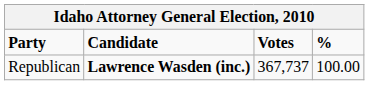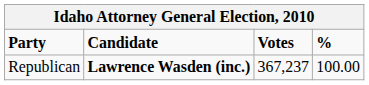(283, 67) 367,737 -> (283, 67) 367,237
